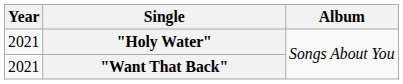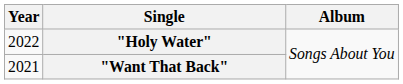(24, 41) 2021 -> (24, 41) 2022
